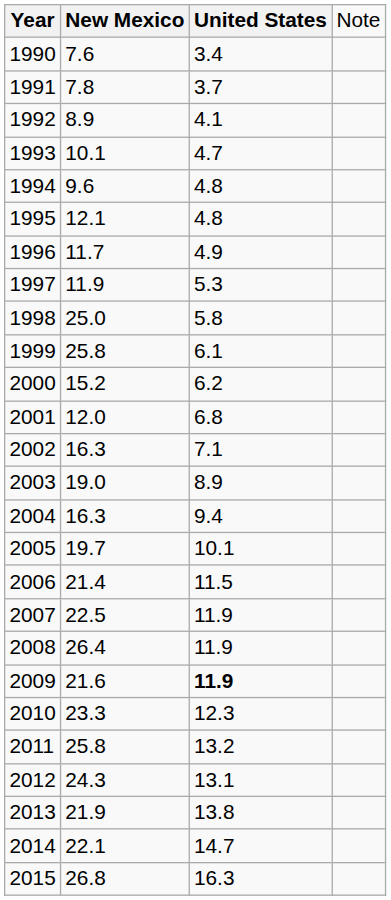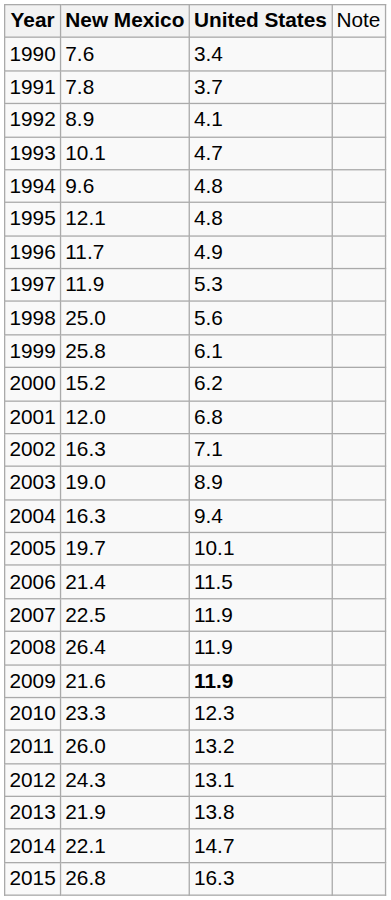(208, 317) 5.8 -> (208, 317) 5.6
(86, 746) 25.8 -> (86, 746) 26.0
